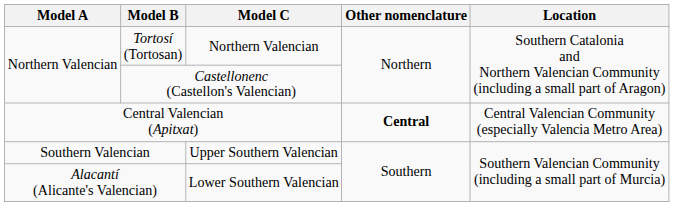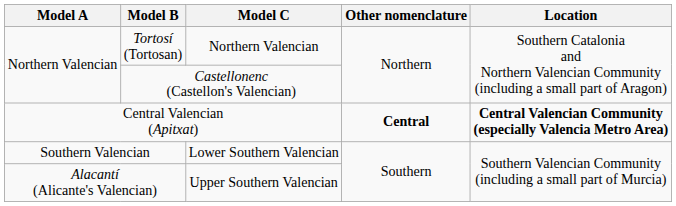(570, 122) normal -> (571, 122) bold
(264, 152) Upper Southern Valencian -> (264, 152) Lower Southern Valencian
(264, 182) Lower Southern Valencian -> (264, 182) Upper Southern Valencian
